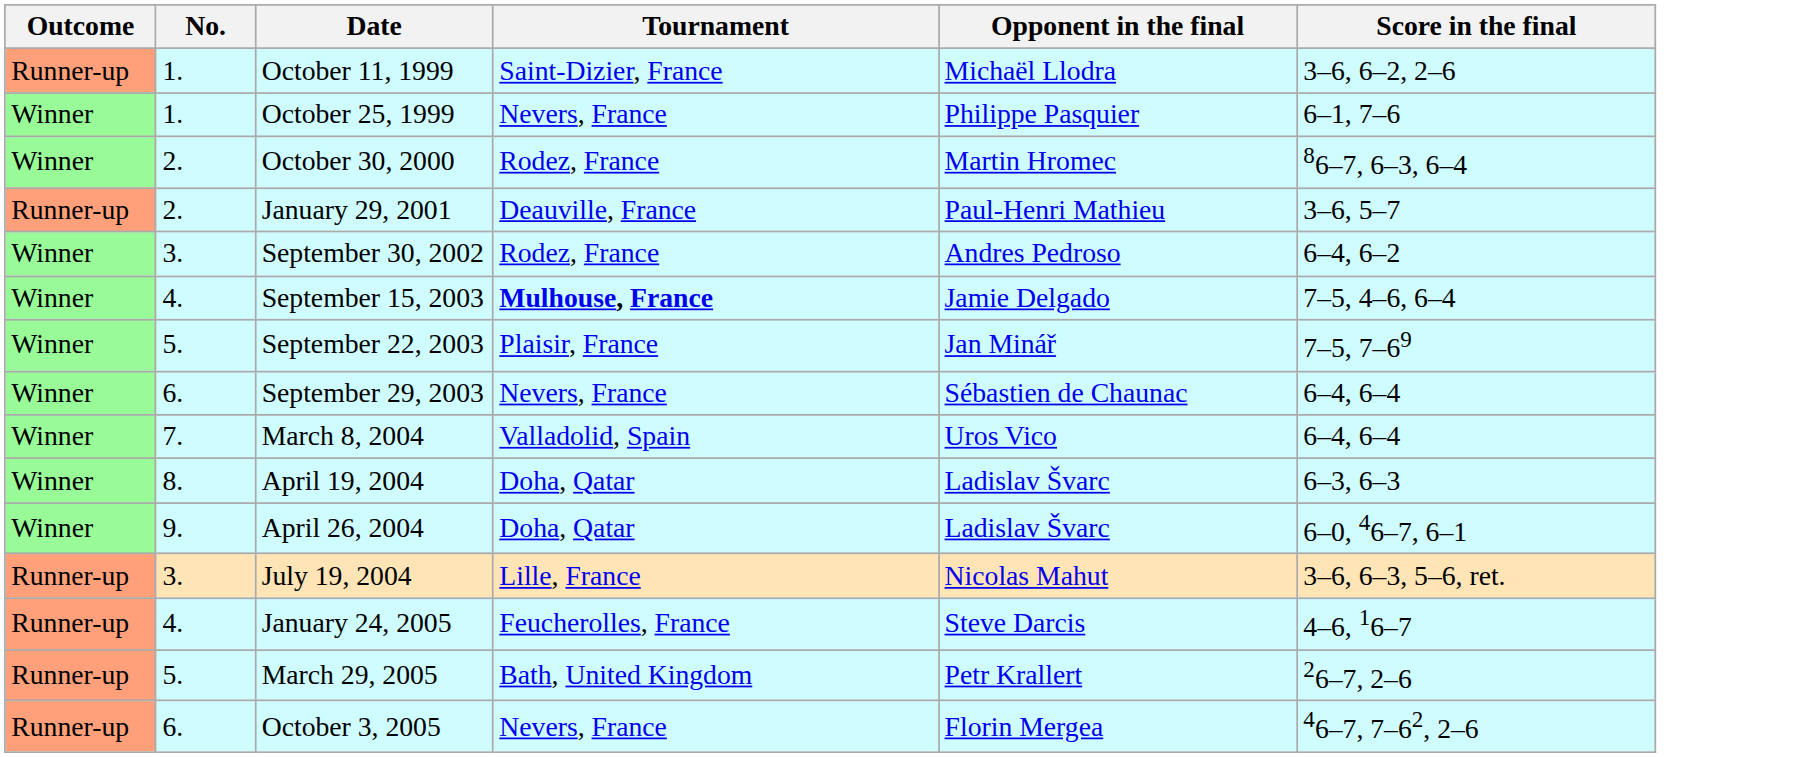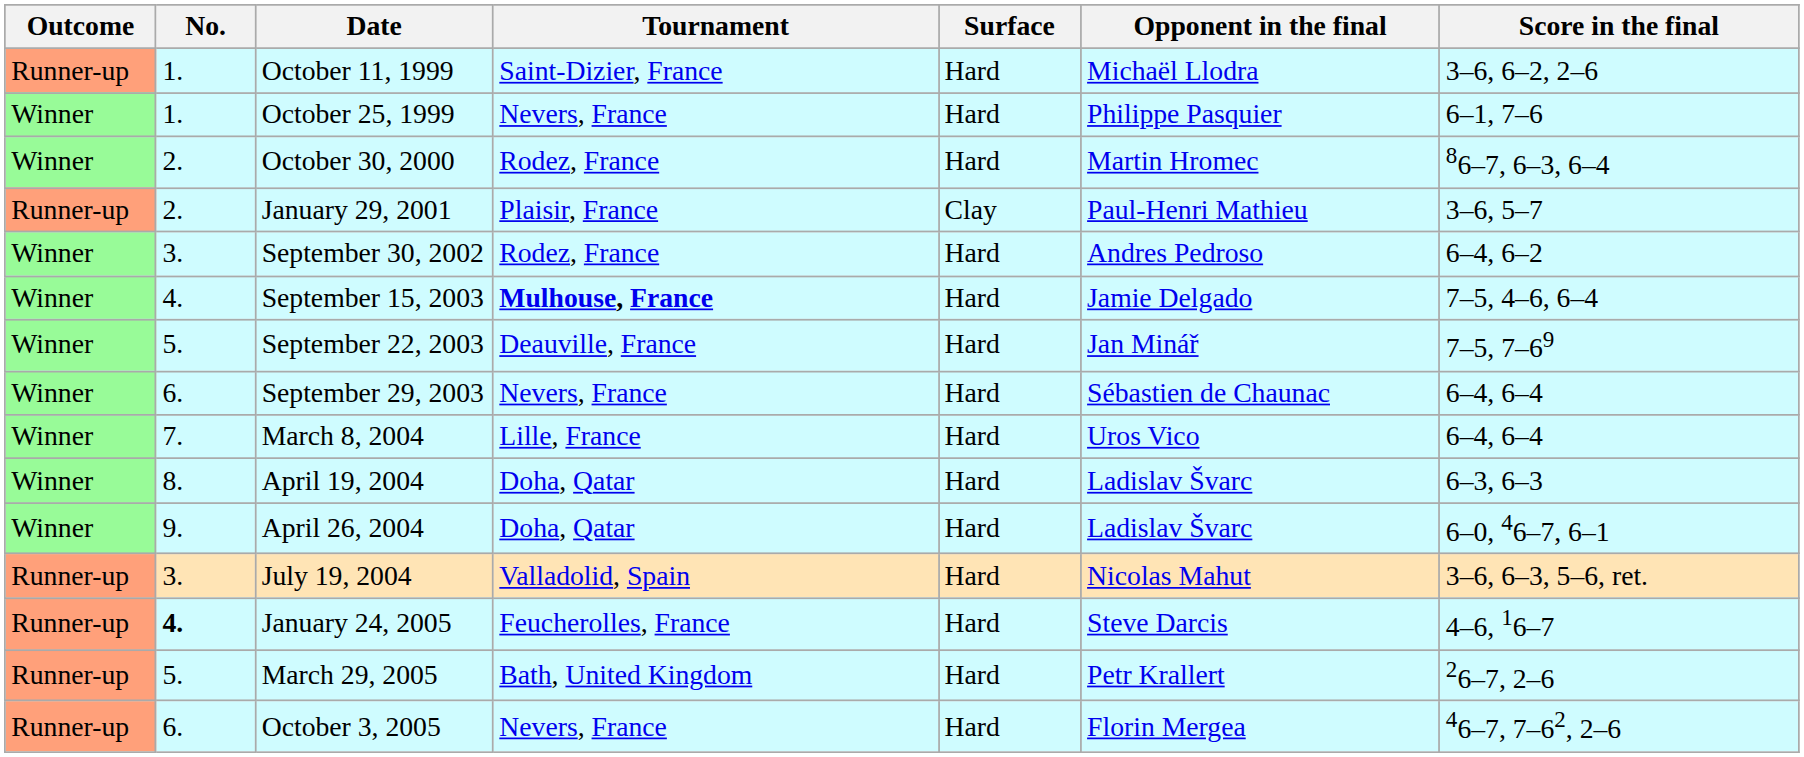+ column: (1009, 26)
(598, 209) Deauville, France -> (579, 209) Plaisir, France
(579, 344) Plaisir, France -> (598, 344) Deauville, France
(595, 436) Valladolid, Spain -> (570, 436) Lille, France
(570, 575) Lille, France -> (595, 575) Valladolid, Spain
(173, 623) normal -> (173, 623) bold
